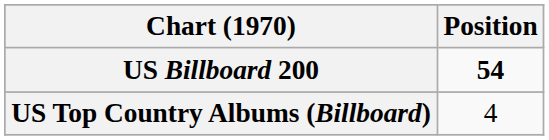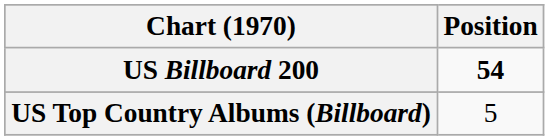(491, 112) 4 -> (491, 112) 5
